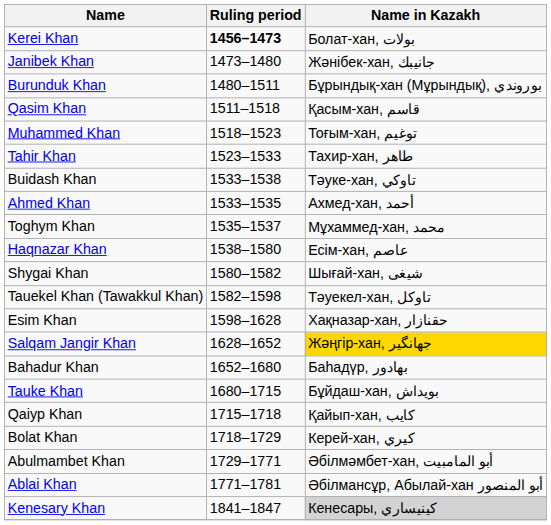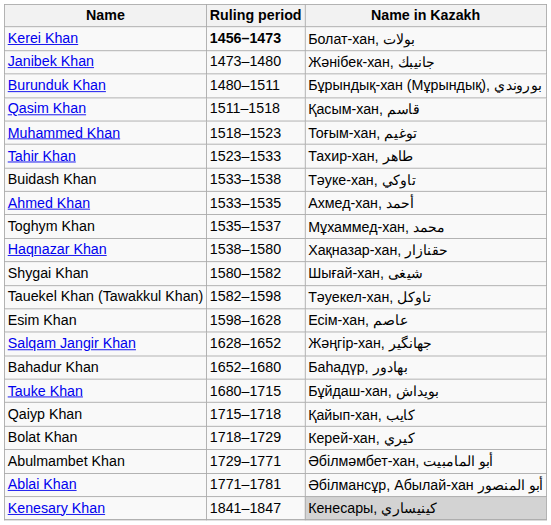(358, 250) Есім-хан, عاصم -> (378, 250) Хақназар-хан, حقنازار
(378, 320) Хақназар-хан, حقنازار -> (358, 320) Есім-хан, عاصم
(370, 344) gold background -> (370, 344) no background
